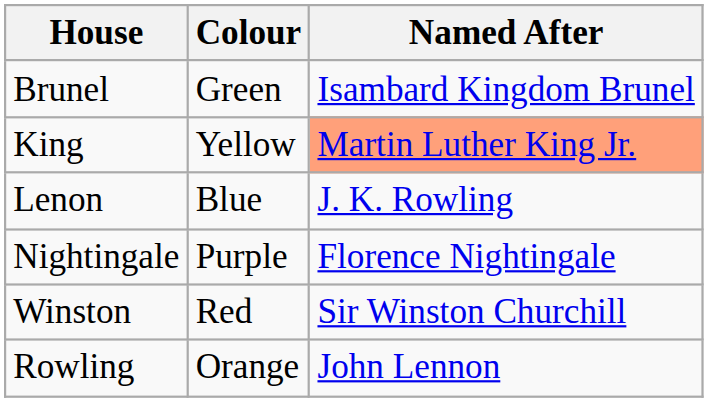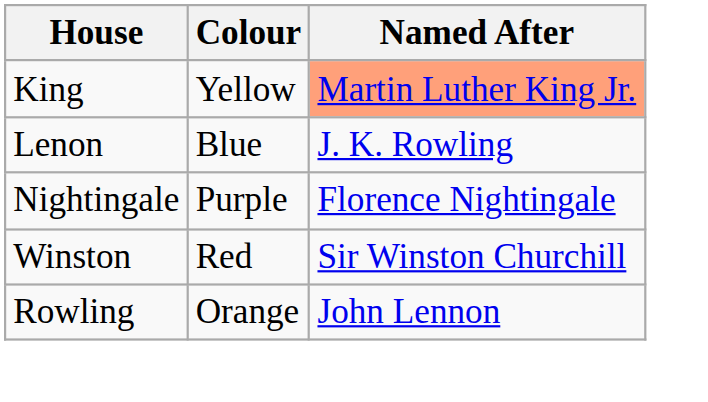- row: (61, 88)
